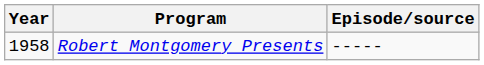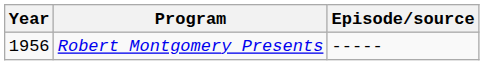(29, 46) 1958 -> (29, 46) 1956
